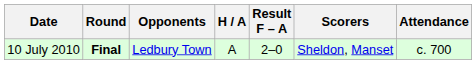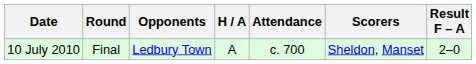columns swapped: (272, 21) <-> (434, 21)
(106, 49) bold -> (106, 49) normal
